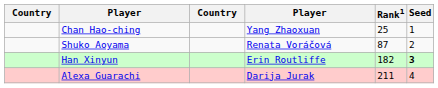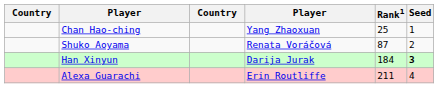(286, 60) Erin Routliffe -> (281, 60) Darija Jurak
(386, 60) 182 -> (386, 60) 184
(281, 75) Darija Jurak -> (286, 75) Erin Routliffe
